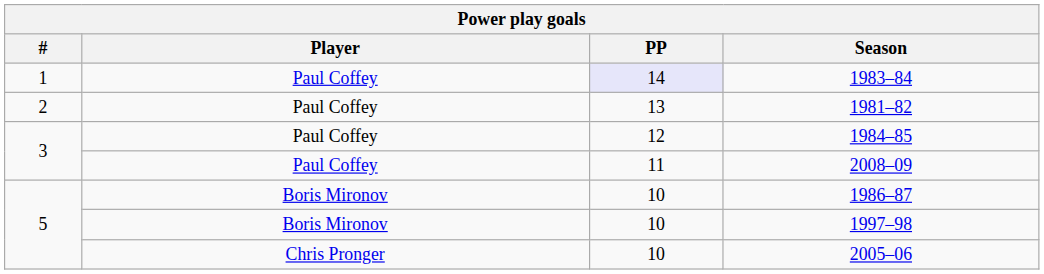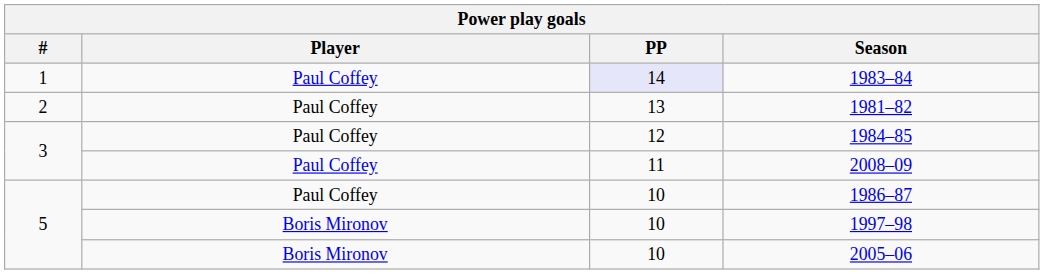(335, 195) Boris Mironov -> (335, 195) Paul Coffey
(335, 253) Chris Pronger -> (335, 253) Boris Mironov
